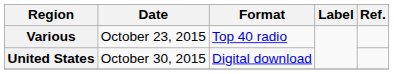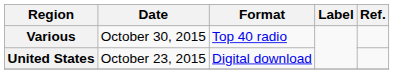(153, 36) October 23, 2015 -> (153, 36) October 30, 2015
(153, 58) October 30, 2015 -> (153, 58) October 23, 2015
